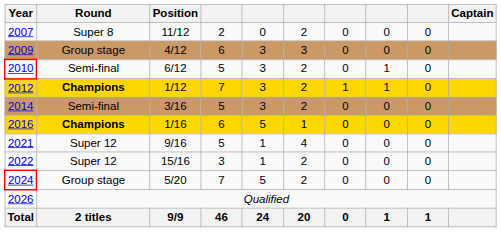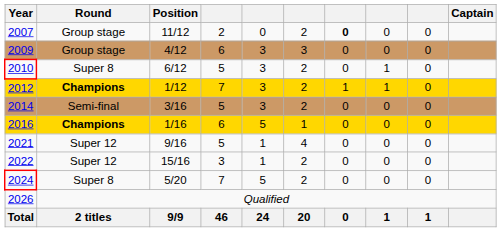(93, 31) Super 8 -> (93, 31) Group stage
(345, 31) normal -> (345, 31) bold
(94, 69) Semi-final -> (94, 69) Super 8
(94, 180) Group stage -> (94, 180) Super 8
